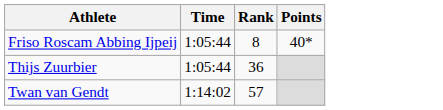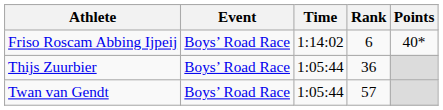+ column: (237, 17)
(208, 42) 1:05:44 -> (320, 42) 1:14:02
(256, 42) 8 -> (369, 42) 6
(208, 93) 1:14:02 -> (320, 93) 1:05:44
